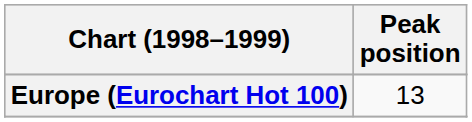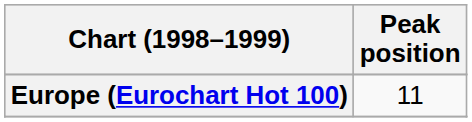(410, 95) 13 -> (410, 95) 11
